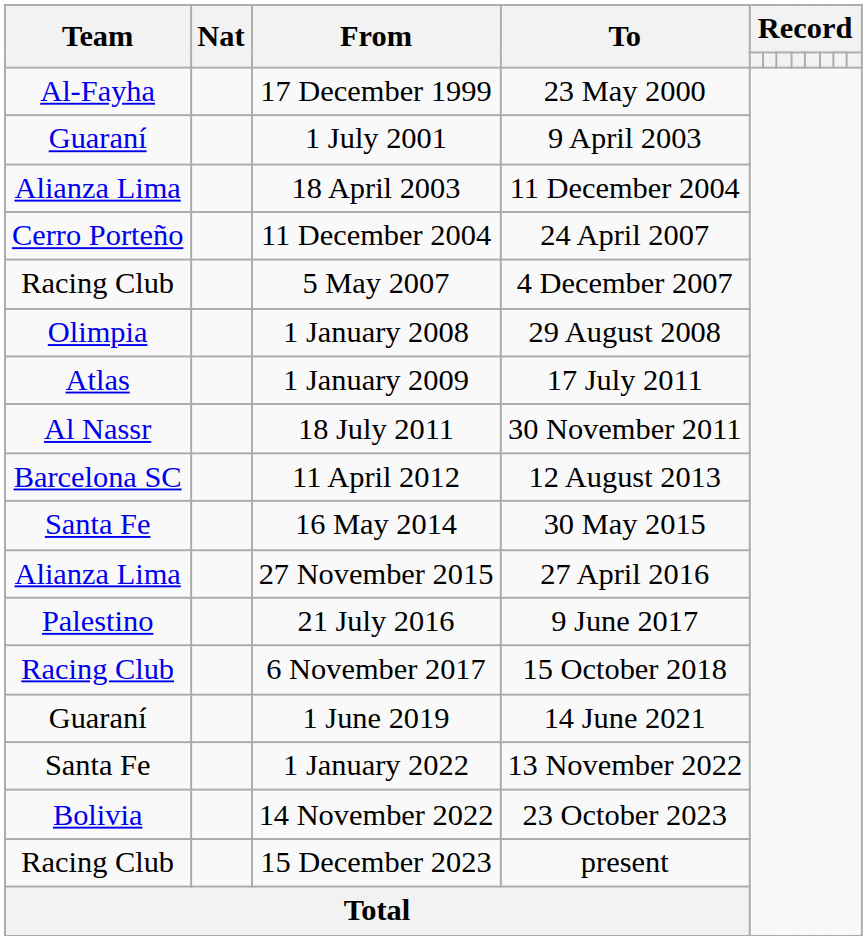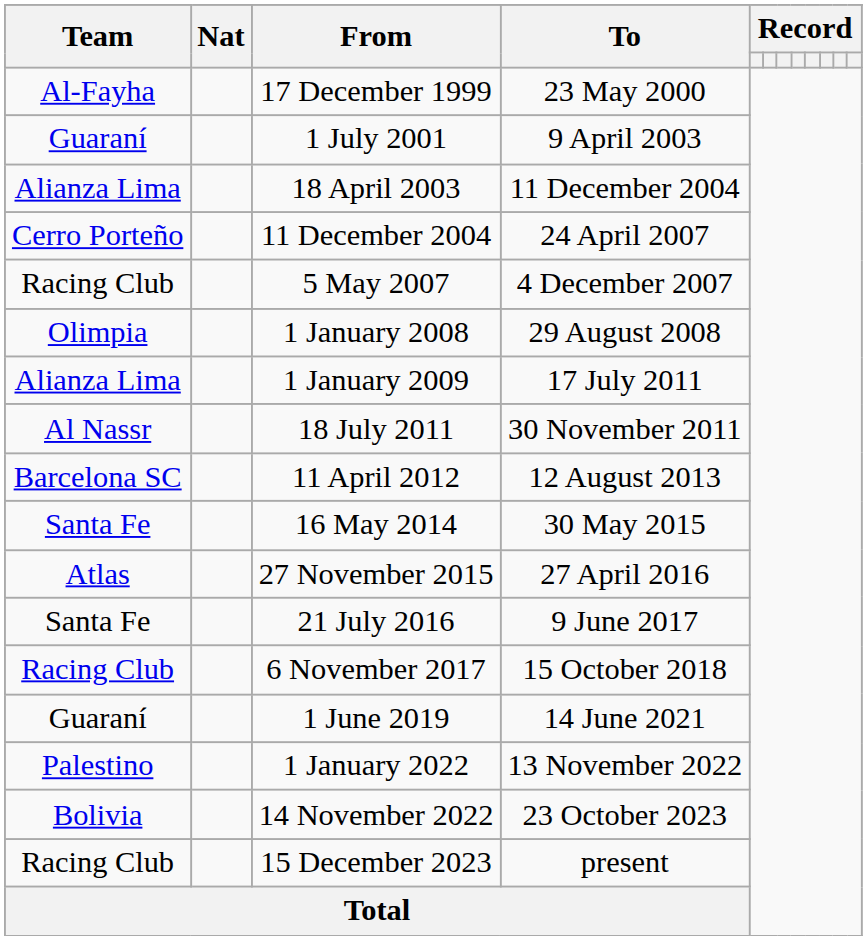(98, 380) Atlas -> (98, 380) Alianza Lima
(98, 572) Alianza Lima -> (98, 572) Atlas
(98, 621) Palestino -> (98, 621) Santa Fe
(98, 765) Santa Fe -> (98, 765) Palestino
